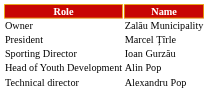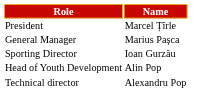- row: (19, 26)
+ row: (41, 40)
